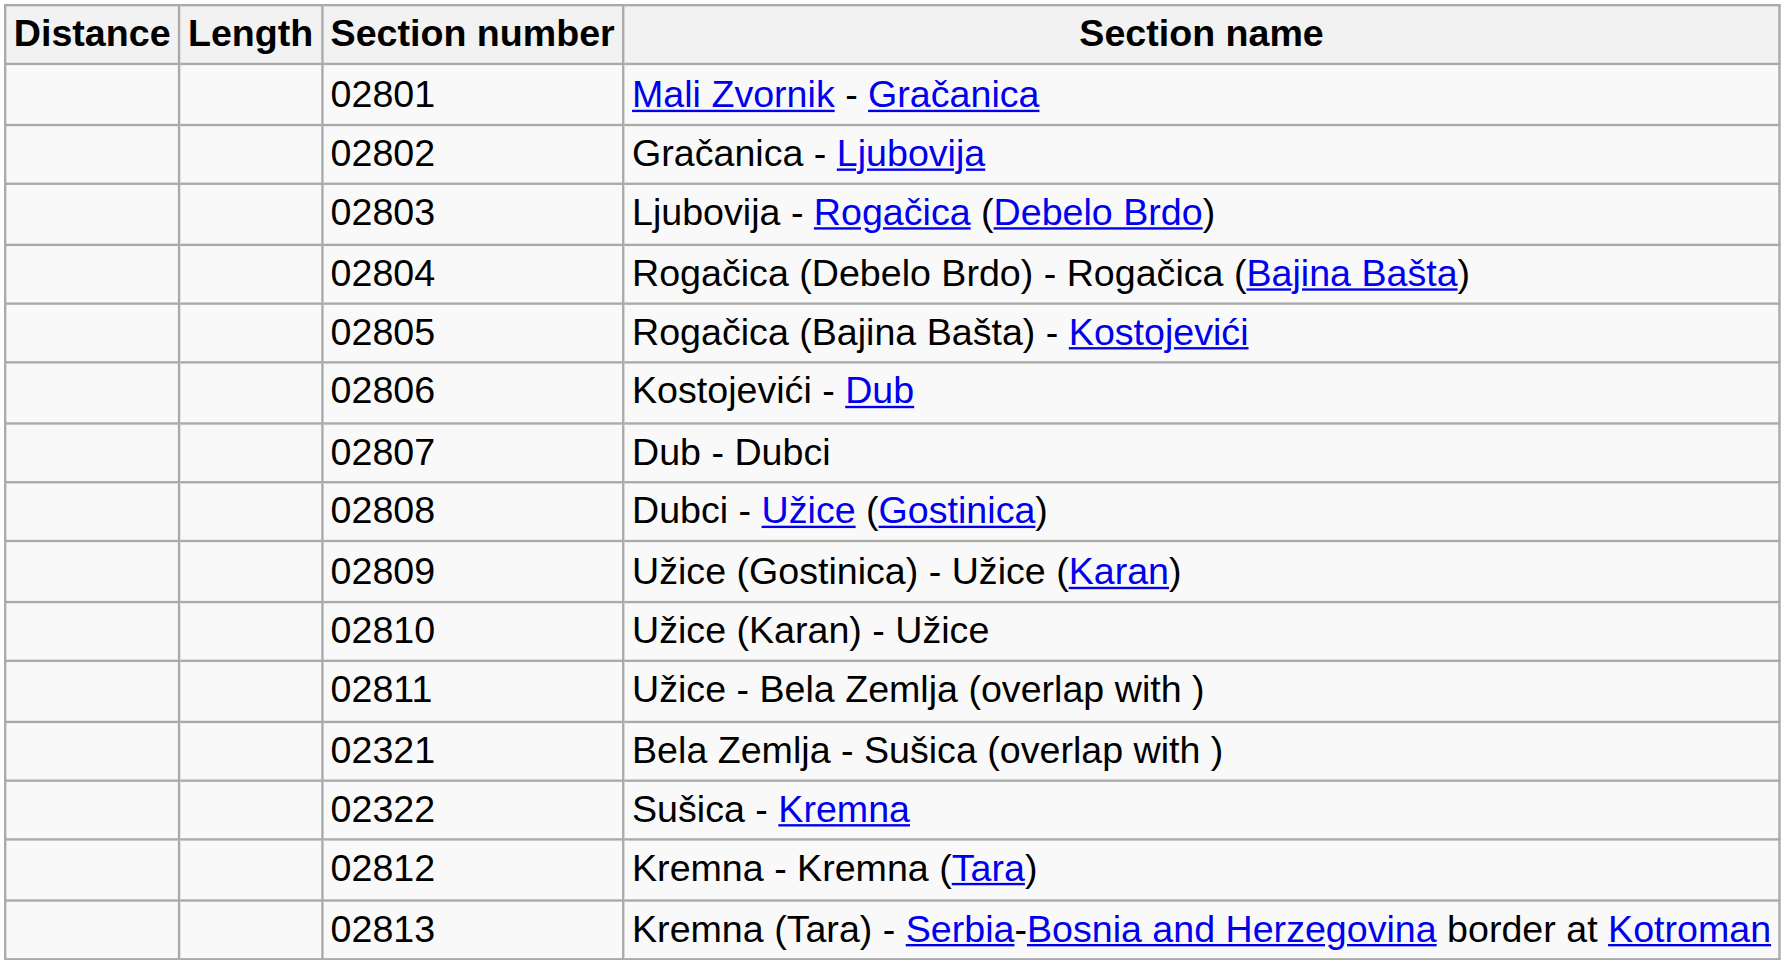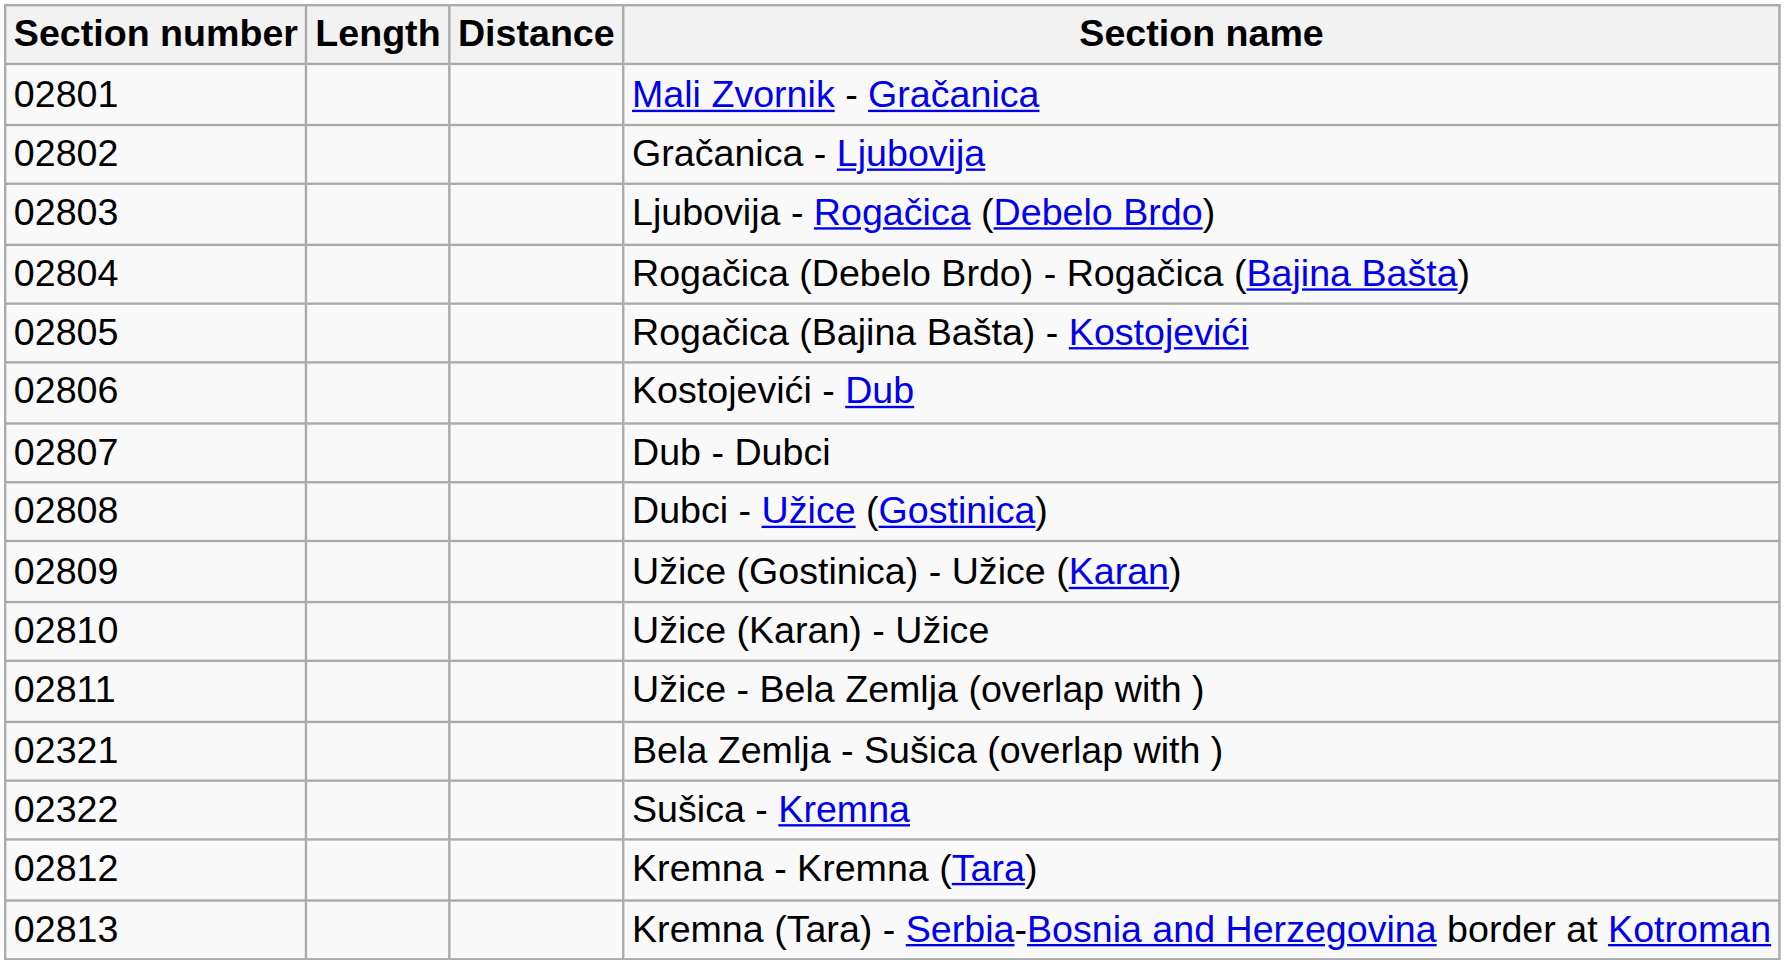columns swapped: (473, 34) <-> (92, 34)
